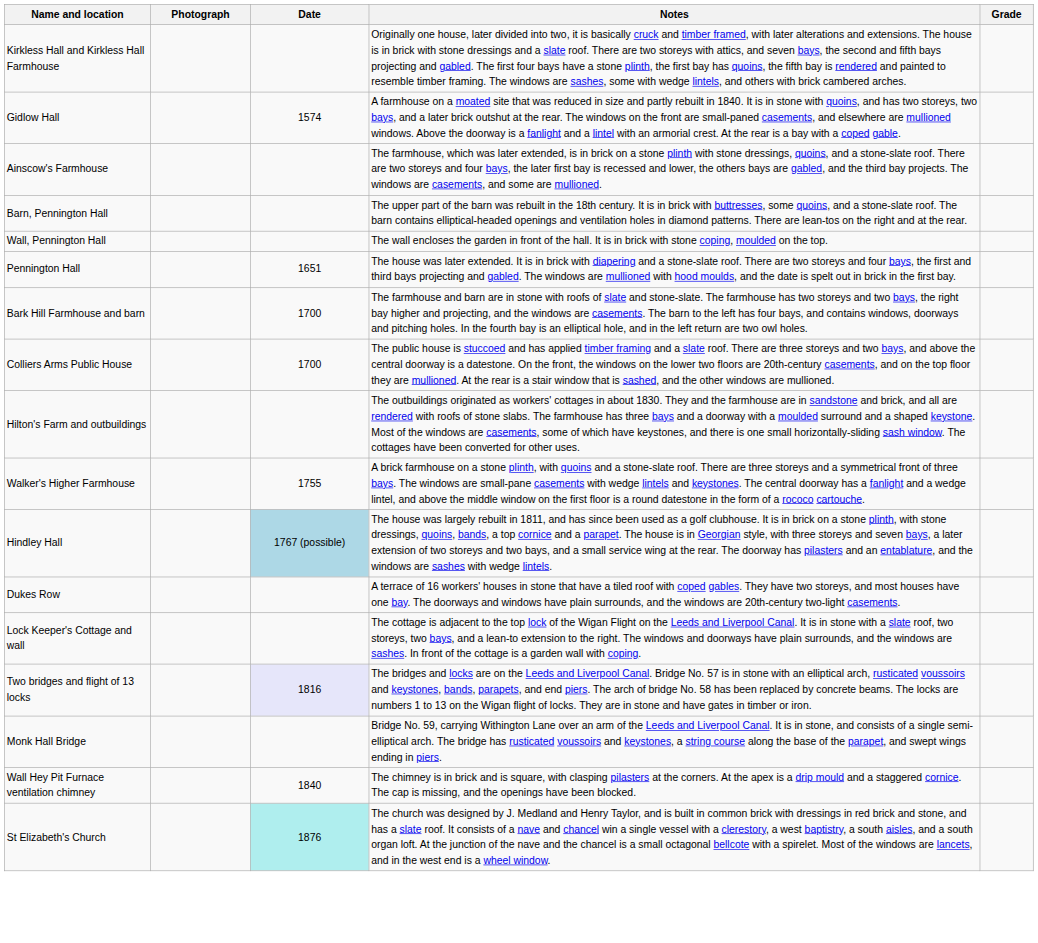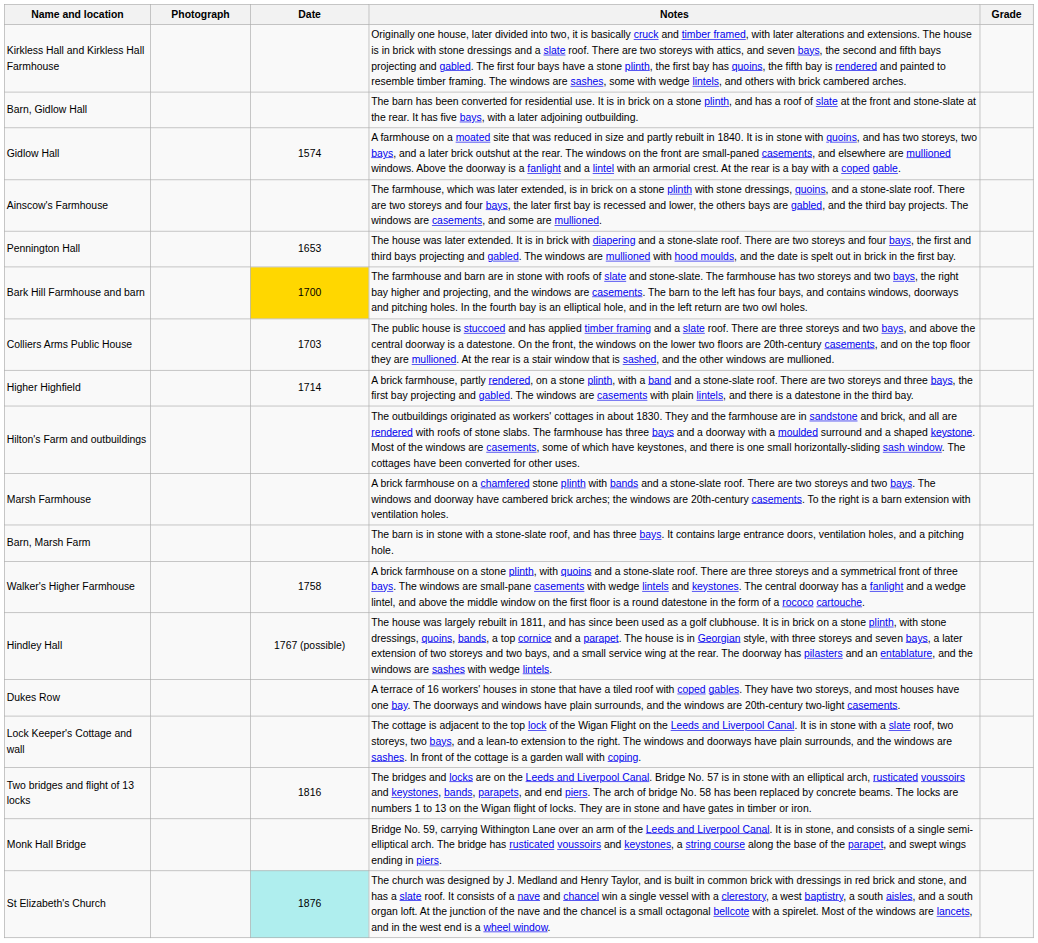+ row: (47, 110)
- row: (57, 213)
- row: (56, 241)
(310, 269) 1651 -> (310, 249) 1653
(310, 313) no background -> (310, 293) gold background
(310, 365) 1700 -> (310, 344) 1703
+ row: (44, 388)
+ row: (49, 499)
+ row: (49, 543)
(310, 483) 1755 -> (310, 587) 1758
(310, 543) lightblue background -> (310, 646) no background
(310, 690) lavender background -> (310, 793) no background
- row: (55, 785)
